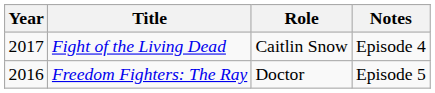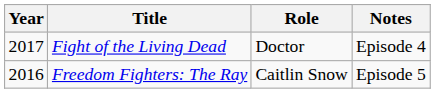(302, 46) Caitlin Snow -> (280, 46) Doctor
(280, 74) Doctor -> (302, 74) Caitlin Snow
